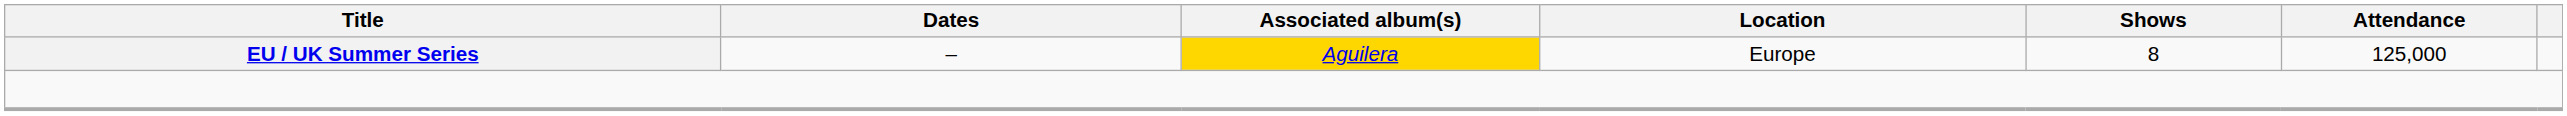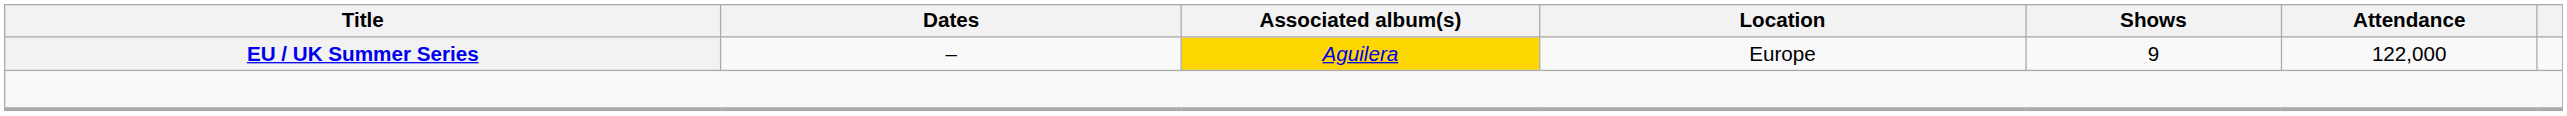(2153, 53) 8 -> (2153, 53) 9
(2409, 53) 125,000 -> (2409, 53) 122,000
